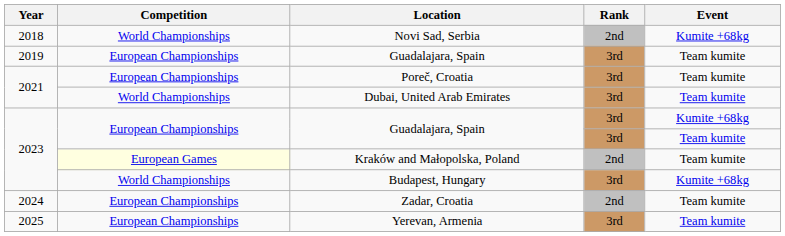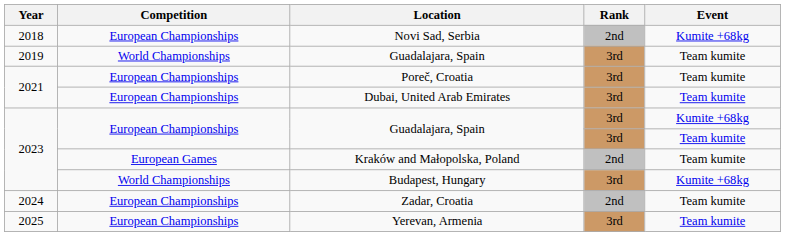(174, 35) World Championships -> (174, 35) European Championships
(174, 56) European Championships -> (174, 56) World Championships
(174, 97) World Championships -> (174, 97) European Championships
(174, 159) lightyellow background -> (174, 159) no background
